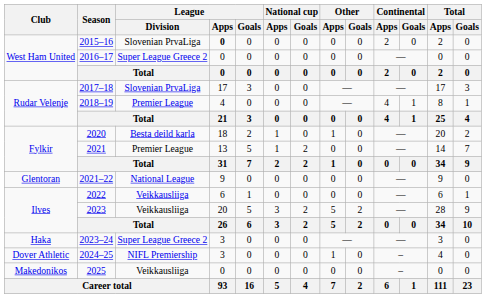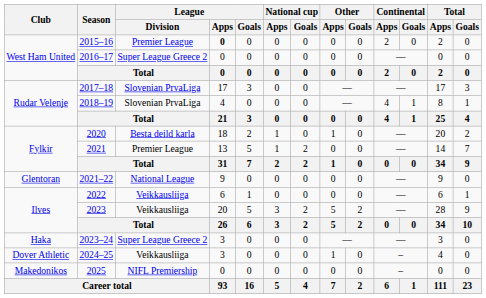(162, 42) Slovenian PrvaLiga -> (162, 42) Premier League
(162, 103) Premier League -> (162, 103) Slovenian PrvaLiga
(162, 255) NIFL Premiership -> (162, 255) Veikkausliiga
(162, 270) Veikkausliiga -> (162, 270) NIFL Premiership
